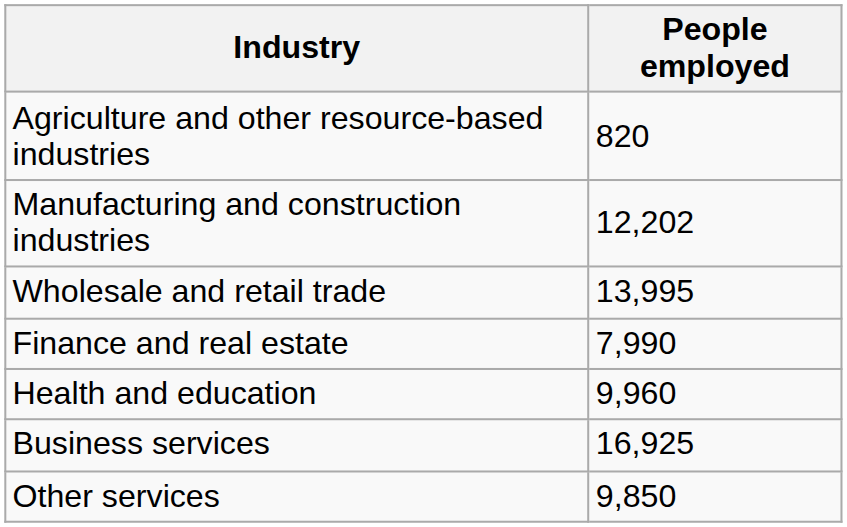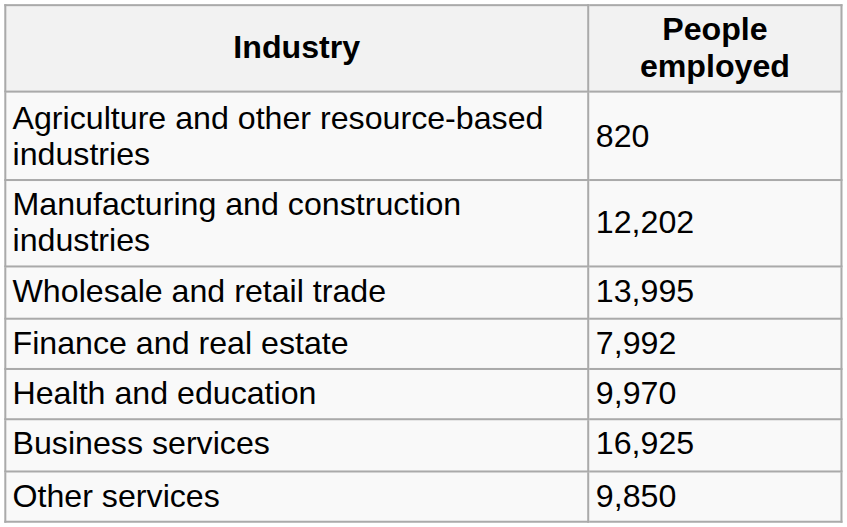(636, 342) 7,990 -> (636, 342) 7,992
(636, 393) 9,960 -> (636, 393) 9,970
